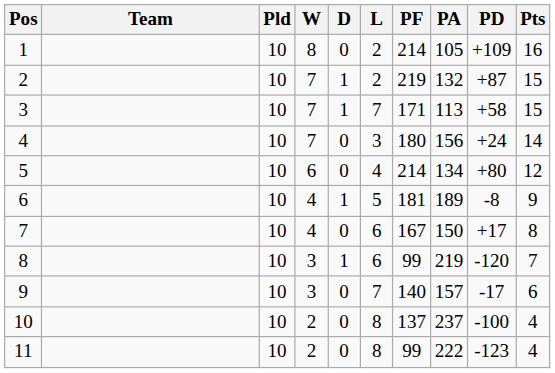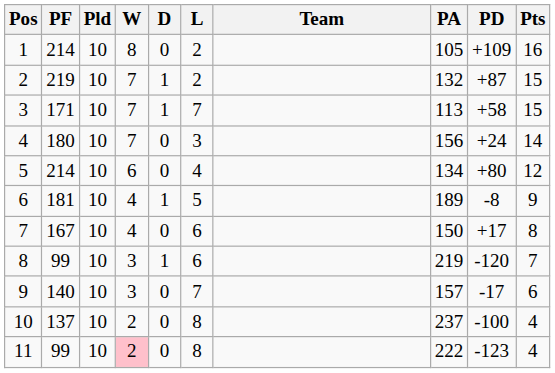columns swapped: (150, 19) <-> (412, 19)
(312, 351) no background -> (132, 351) pink background
